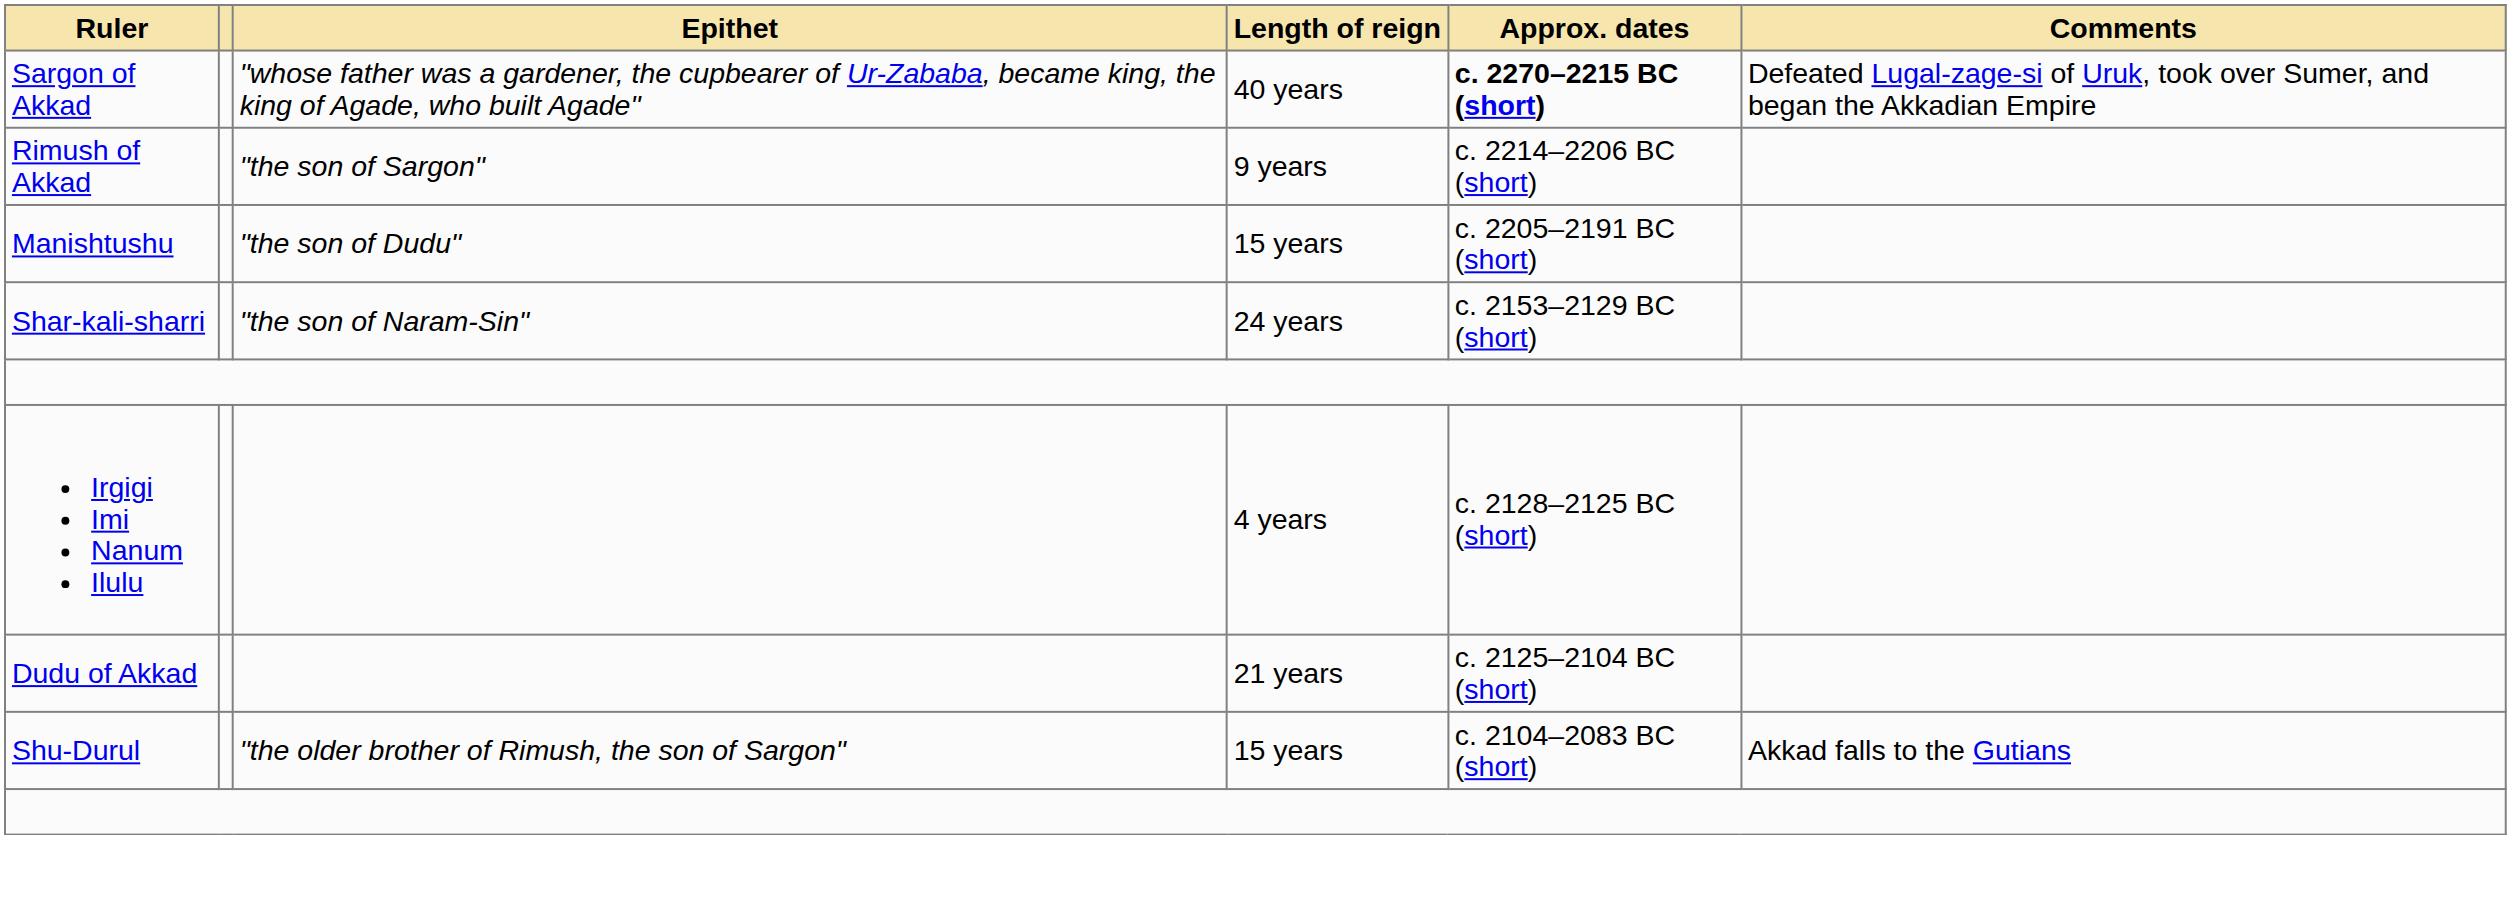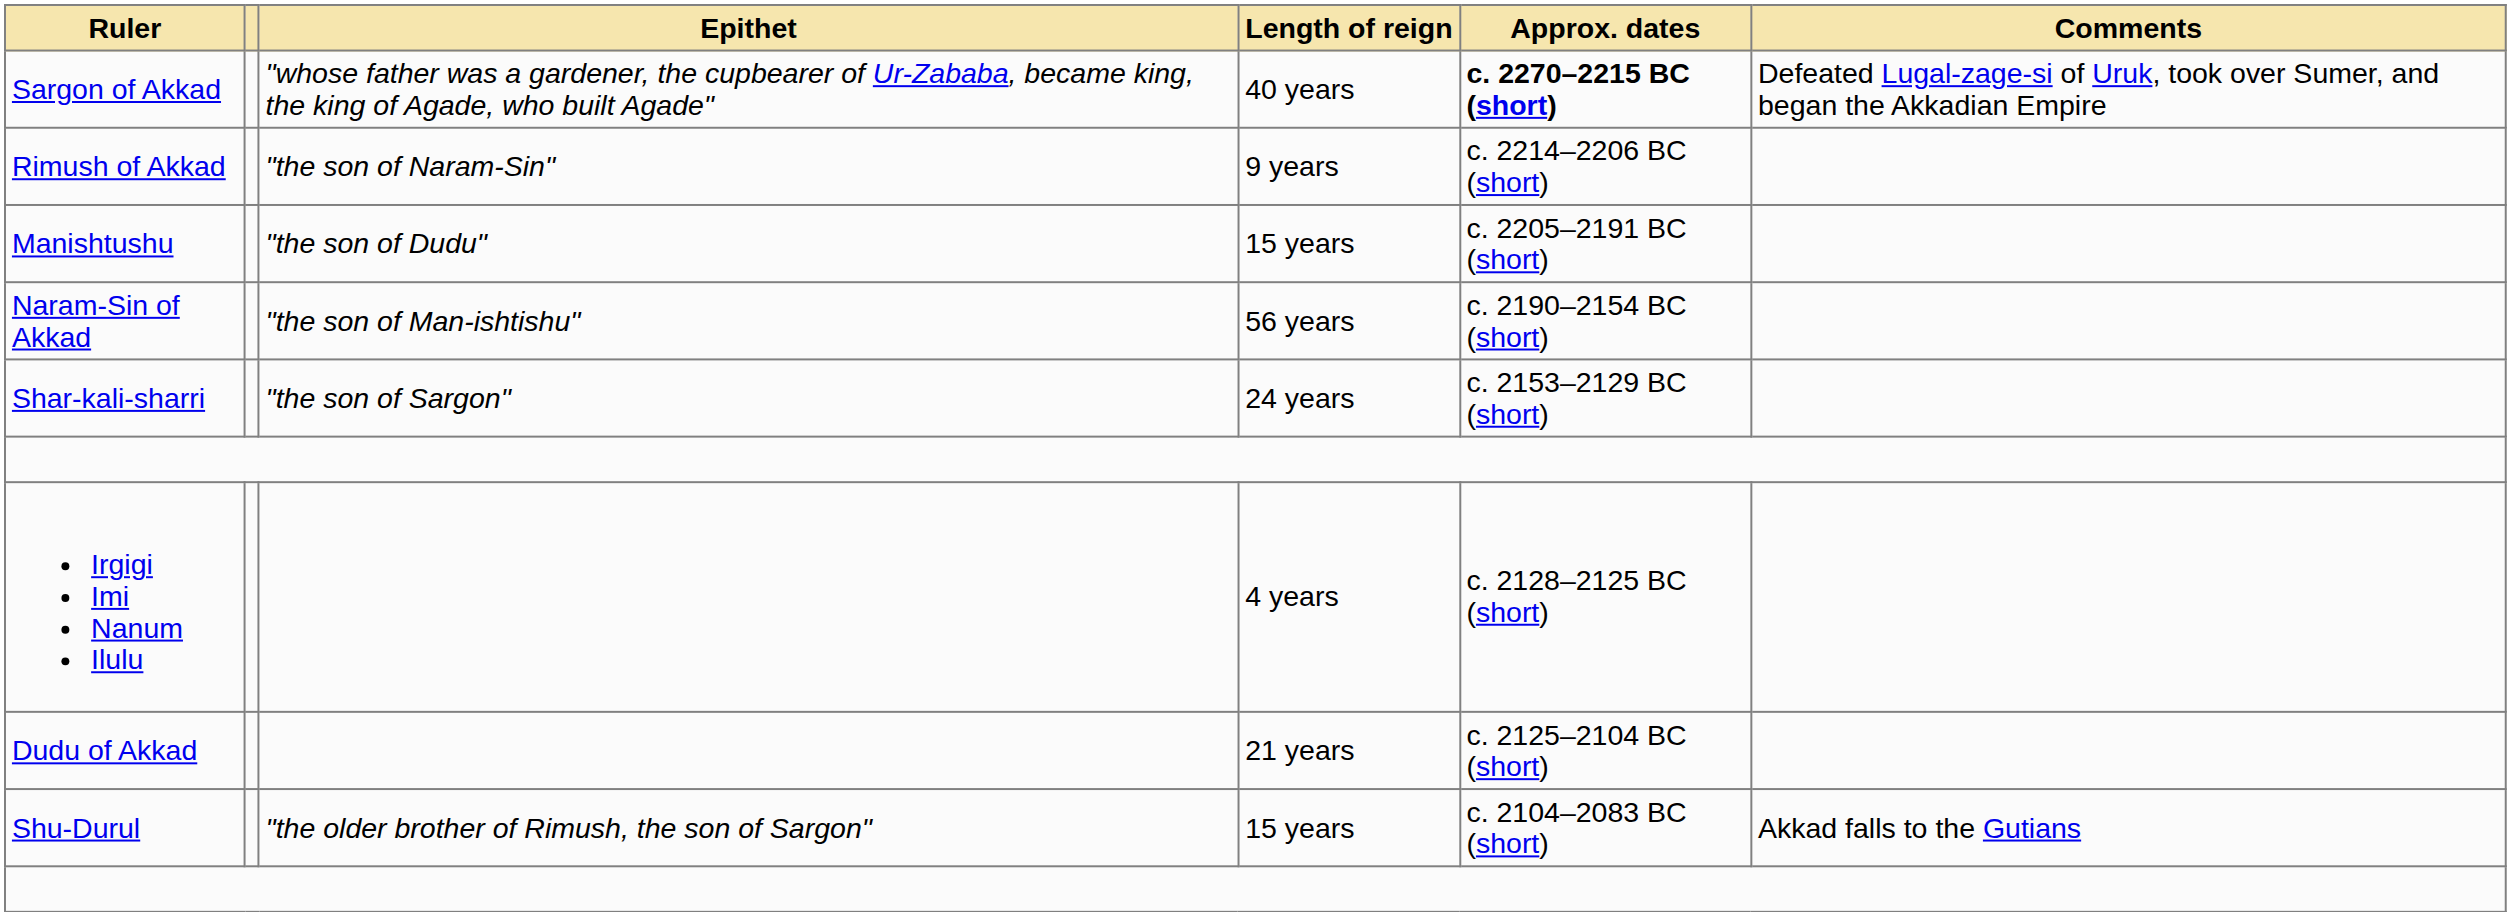(362, 166) "the son of Sargon" -> (410, 166) "the son of Naram-Sin"
+ row: (96, 321)
(384, 321) "the son of Naram-Sin" -> (388, 398) "the son of Sargon"
